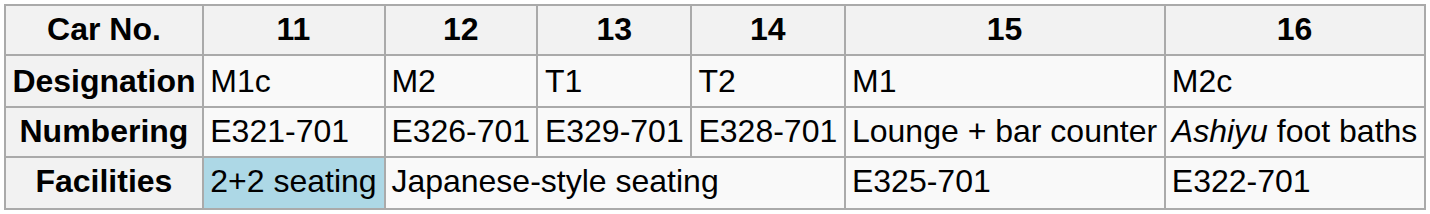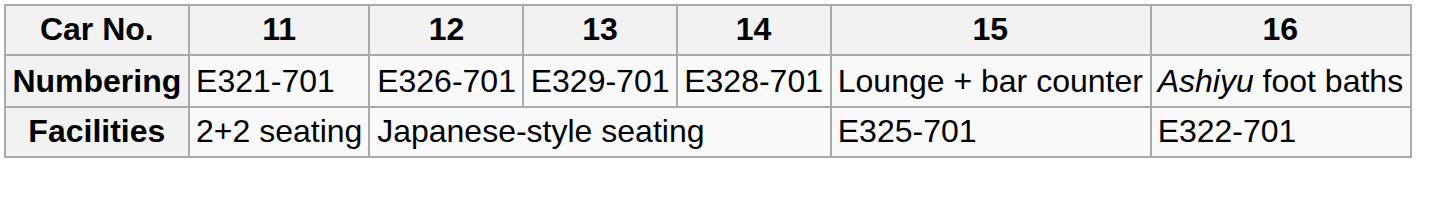- row: (104, 80)
(293, 182) lightblue background -> (279, 131) no background
